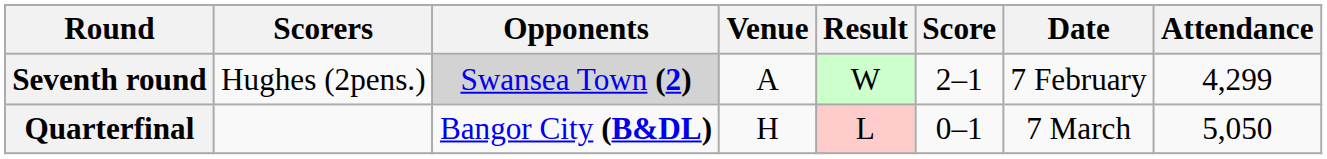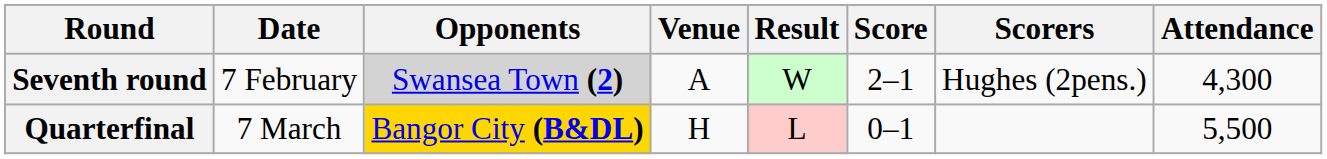columns swapped: (1079, 29) <-> (323, 29)
(1237, 78) 4,299 -> (1237, 78) 4,300
(576, 128) no background -> (508, 128) gold background
(1237, 128) 5,050 -> (1237, 128) 5,500
